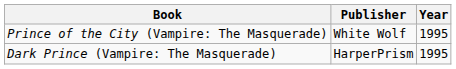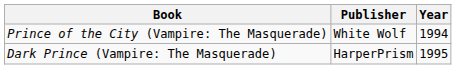(434, 34) 1995 -> (434, 34) 1994
